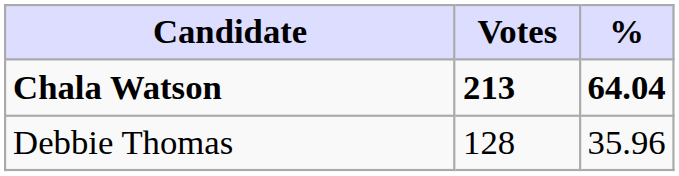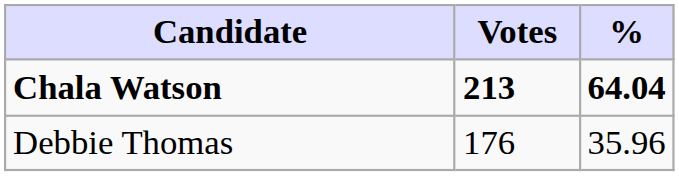(489, 142) 128 -> (489, 142) 176
